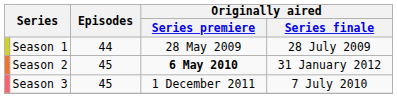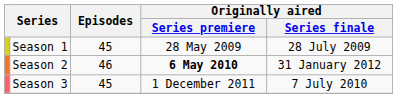(105, 46) 44 -> (105, 46) 45
(105, 65) 45 -> (105, 65) 46
